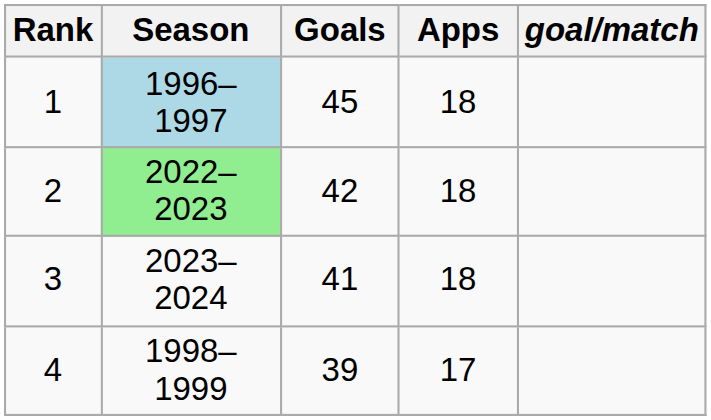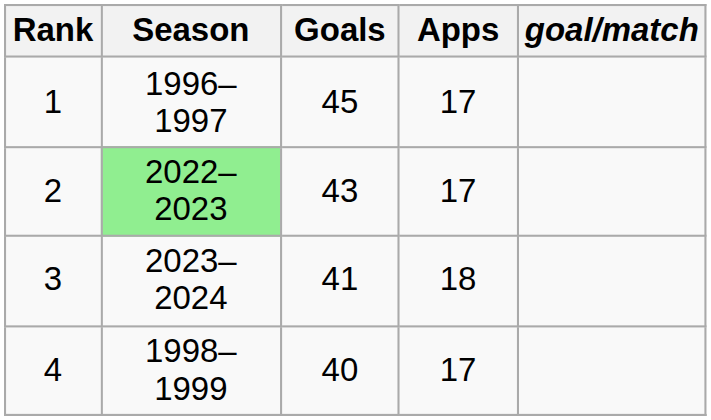(191, 101) lightblue background -> (191, 101) no background
(458, 101) 18 -> (458, 101) 17
(340, 190) 42 -> (340, 190) 43
(458, 190) 18 -> (458, 190) 17
(340, 369) 39 -> (340, 369) 40
